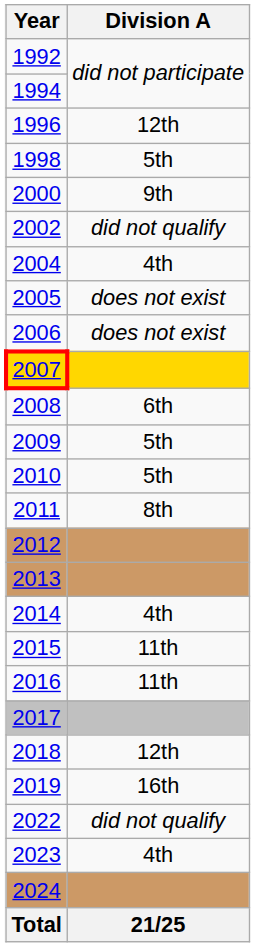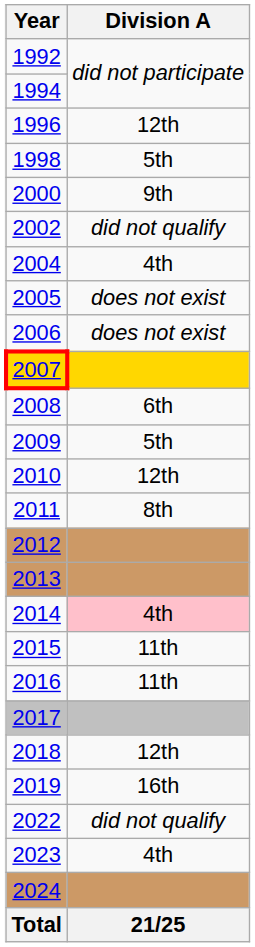(158, 475) 5th -> (158, 475) 12th
(158, 613) no background -> (158, 613) pink background
